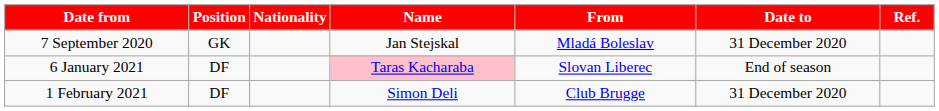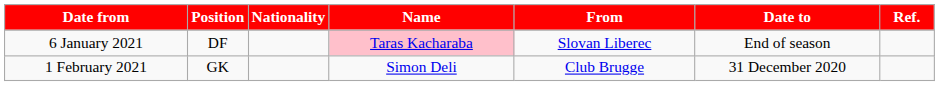- row: (97, 43)
(219, 93) DF -> (218, 68) GK
